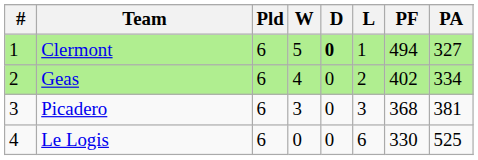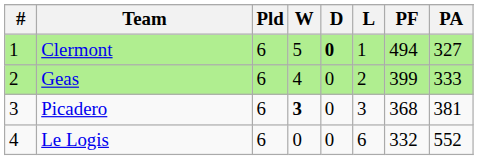(404, 79) 402 -> (404, 79) 399
(448, 79) 334 -> (448, 79) 333
(297, 109) normal -> (297, 109) bold
(404, 139) 330 -> (404, 139) 332
(448, 139) 525 -> (448, 139) 552
